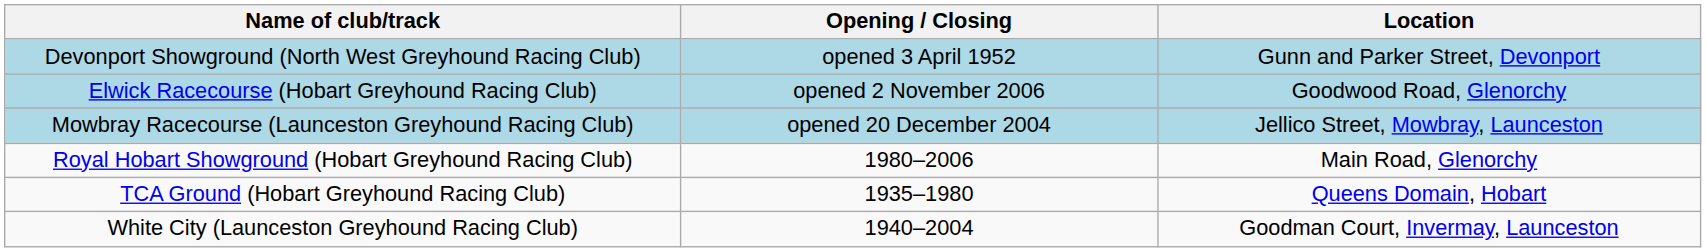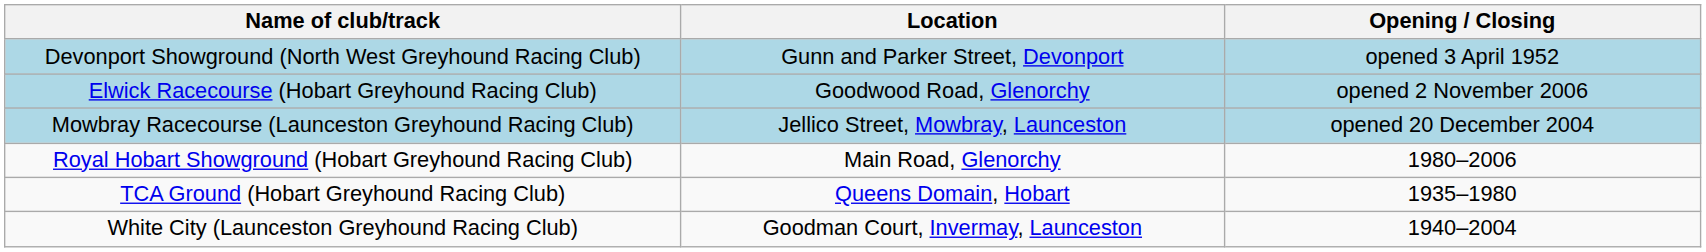columns swapped: (1429, 21) <-> (919, 21)
